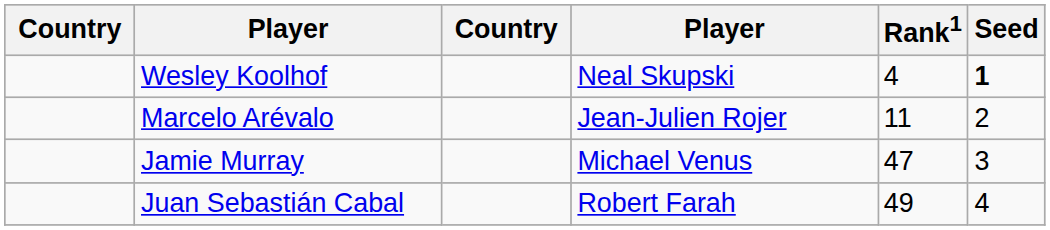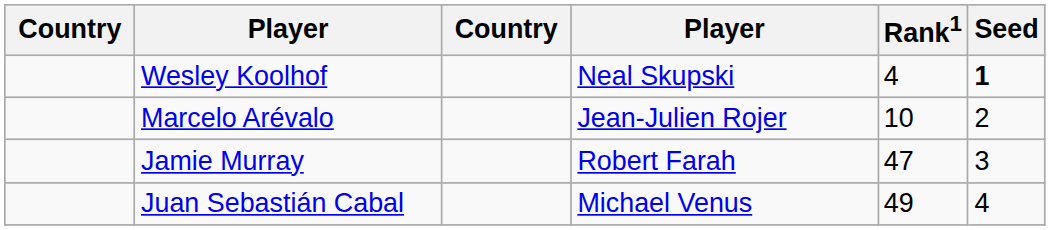(898, 118) 11 -> (899, 118) 10
(665, 160) Michael Venus -> (657, 160) Robert Farah
(657, 203) Robert Farah -> (665, 203) Michael Venus
